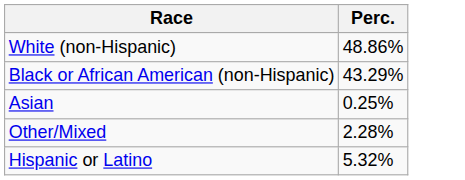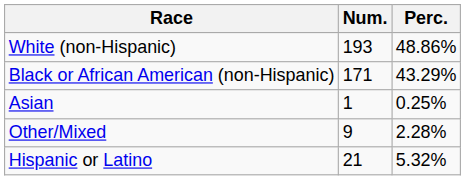+ column: (365, 18)
